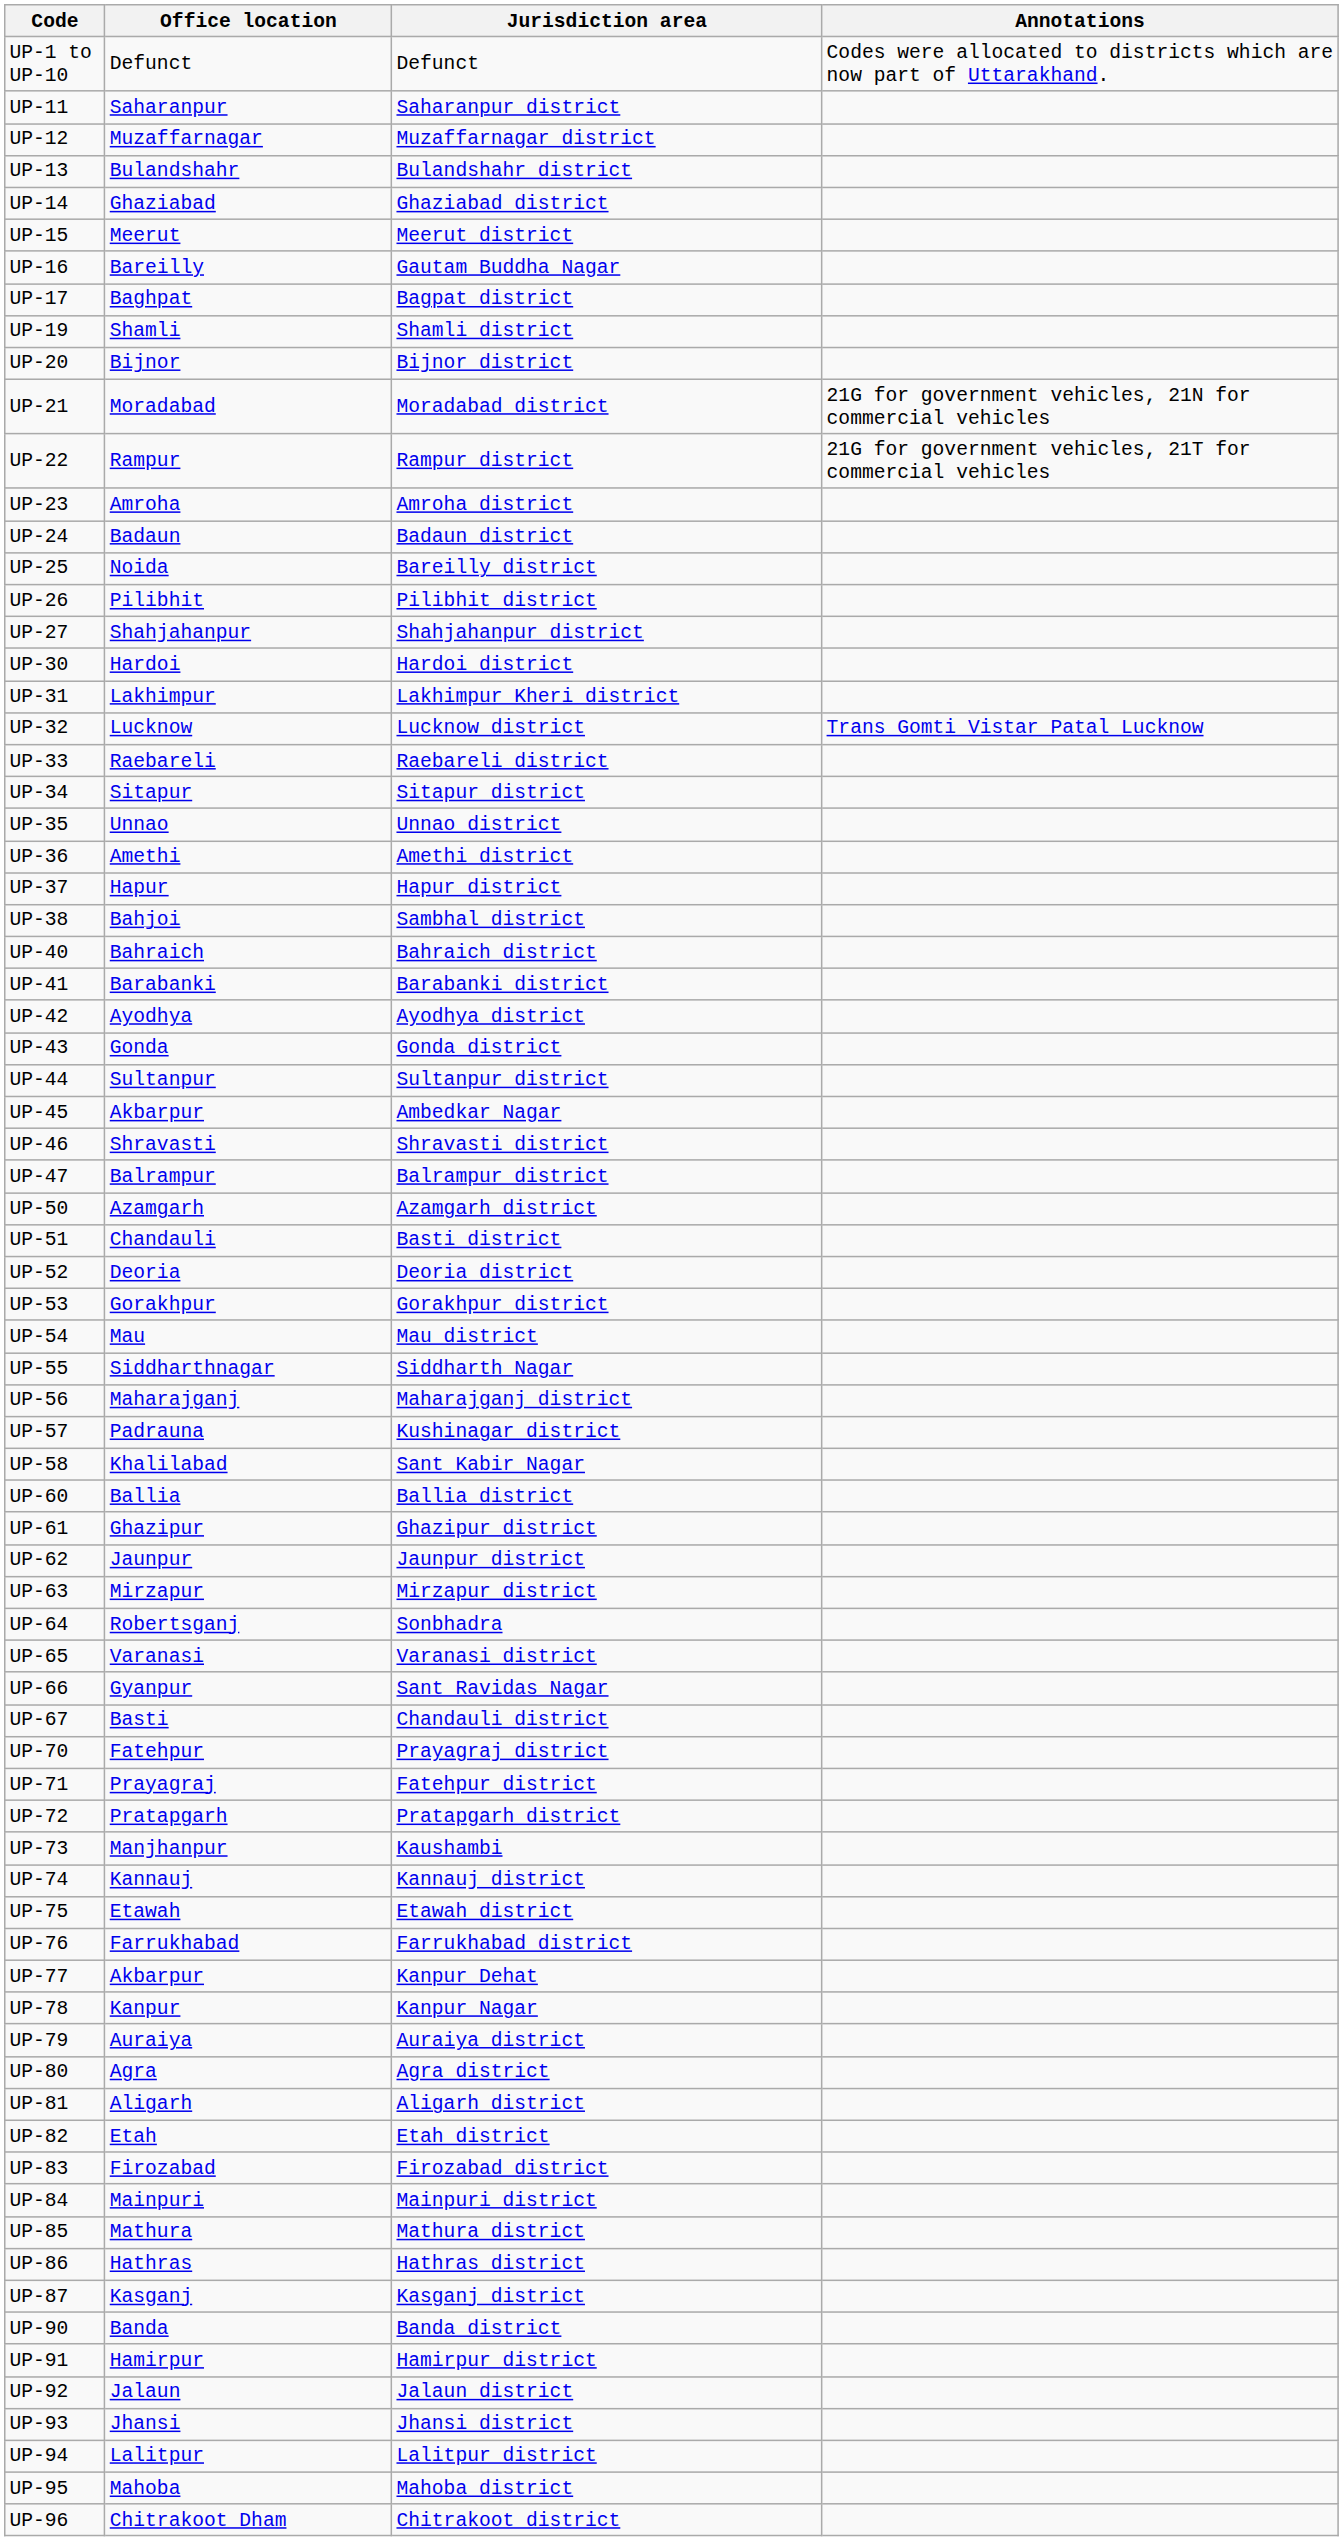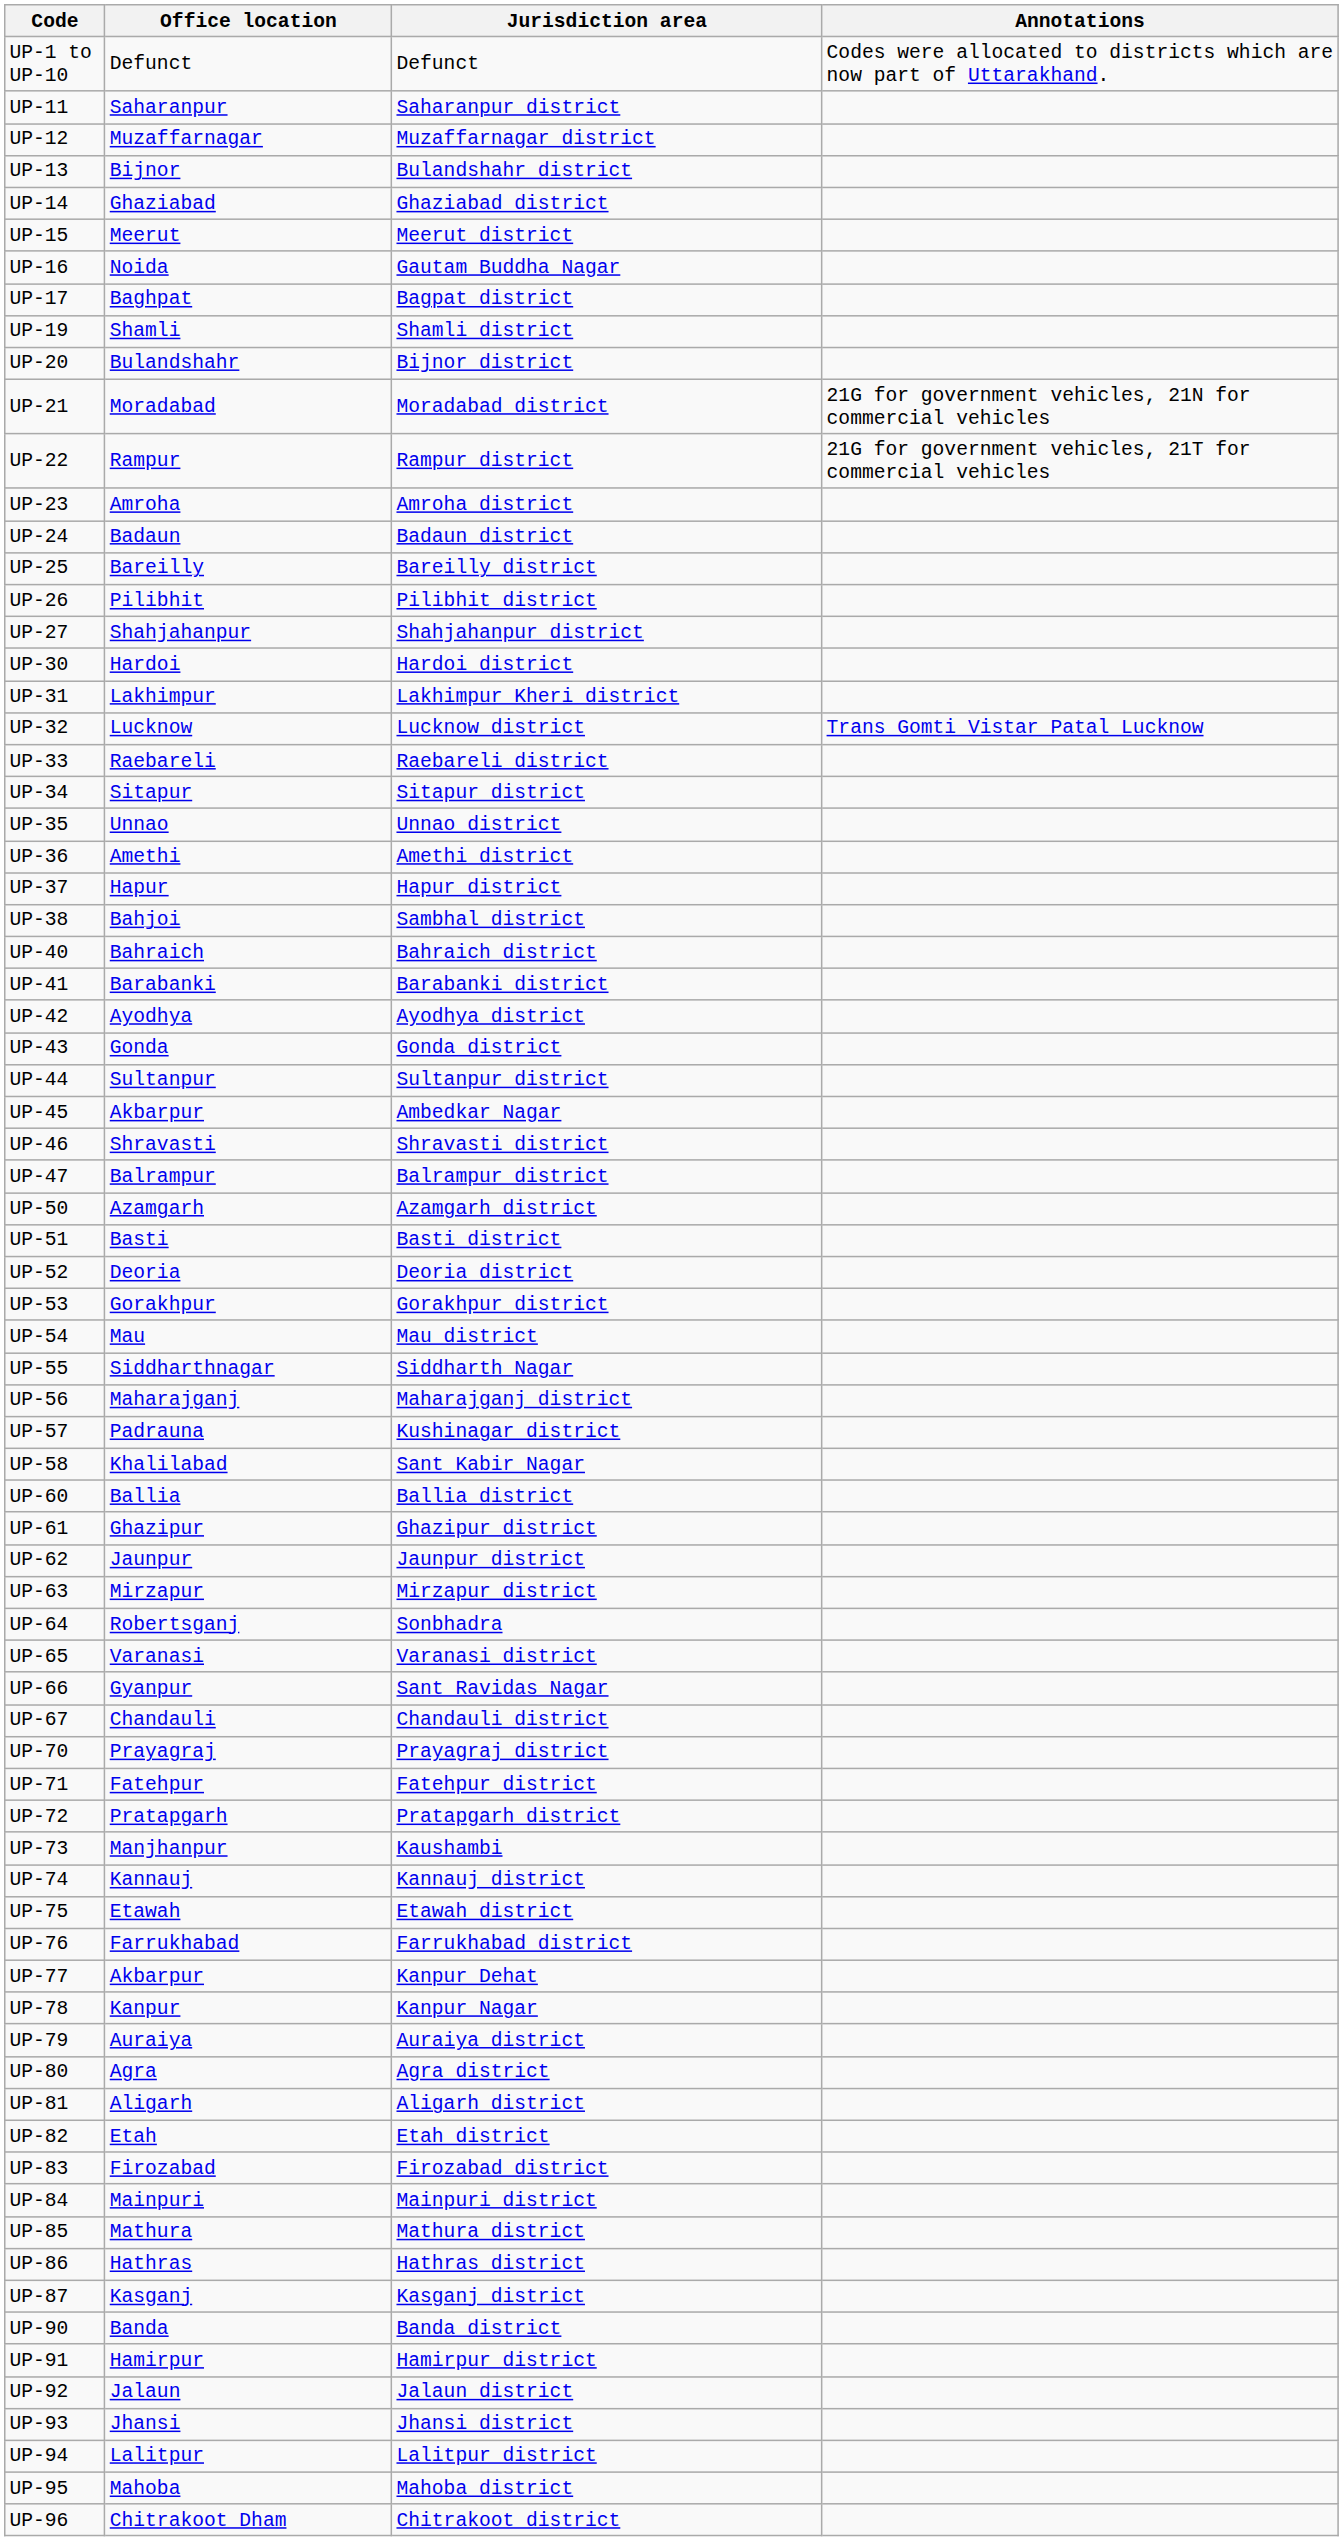(175, 171) Bulandshahr -> (145, 171) Bijnor
(157, 267) Bareilly -> (139, 267) Noida
(145, 363) Bijnor -> (175, 363) Bulandshahr
(139, 569) Noida -> (157, 569) Bareilly
(163, 1240) Chandauli -> (139, 1240) Basti
(139, 1720) Basti -> (163, 1720) Chandauli
(157, 1752) Fatehpur -> (163, 1752) Prayagraj
(163, 1784) Prayagraj -> (157, 1784) Fatehpur
